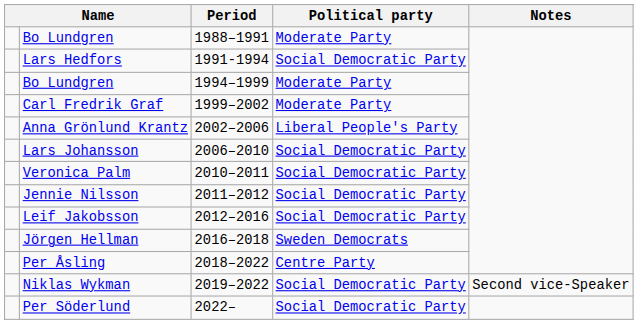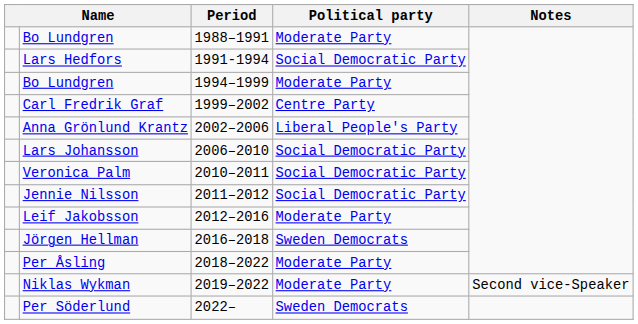(333, 106) Moderate Party -> (325, 106) Centre Party
(371, 218) Social Democratic Party -> (333, 218) Moderate Party
(325, 263) Centre Party -> (333, 263) Moderate Party
(371, 285) Social Democratic Party -> (333, 285) Moderate Party
(371, 308) Social Democratic Party -> (342, 308) Sweden Democrats
